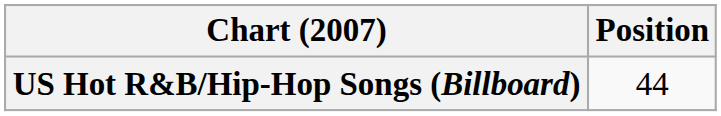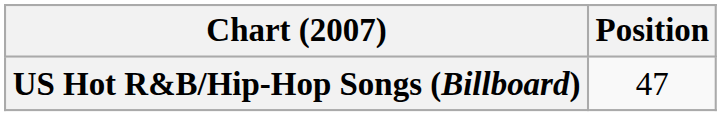(652, 82) 44 -> (652, 82) 47
